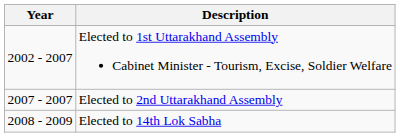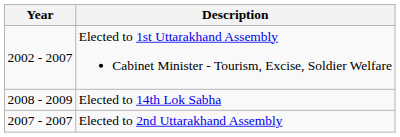rows swapped: (181, 99) <-> (150, 121)
